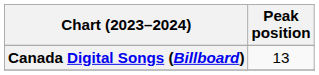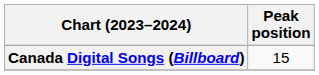(281, 57) 13 -> (281, 57) 15
